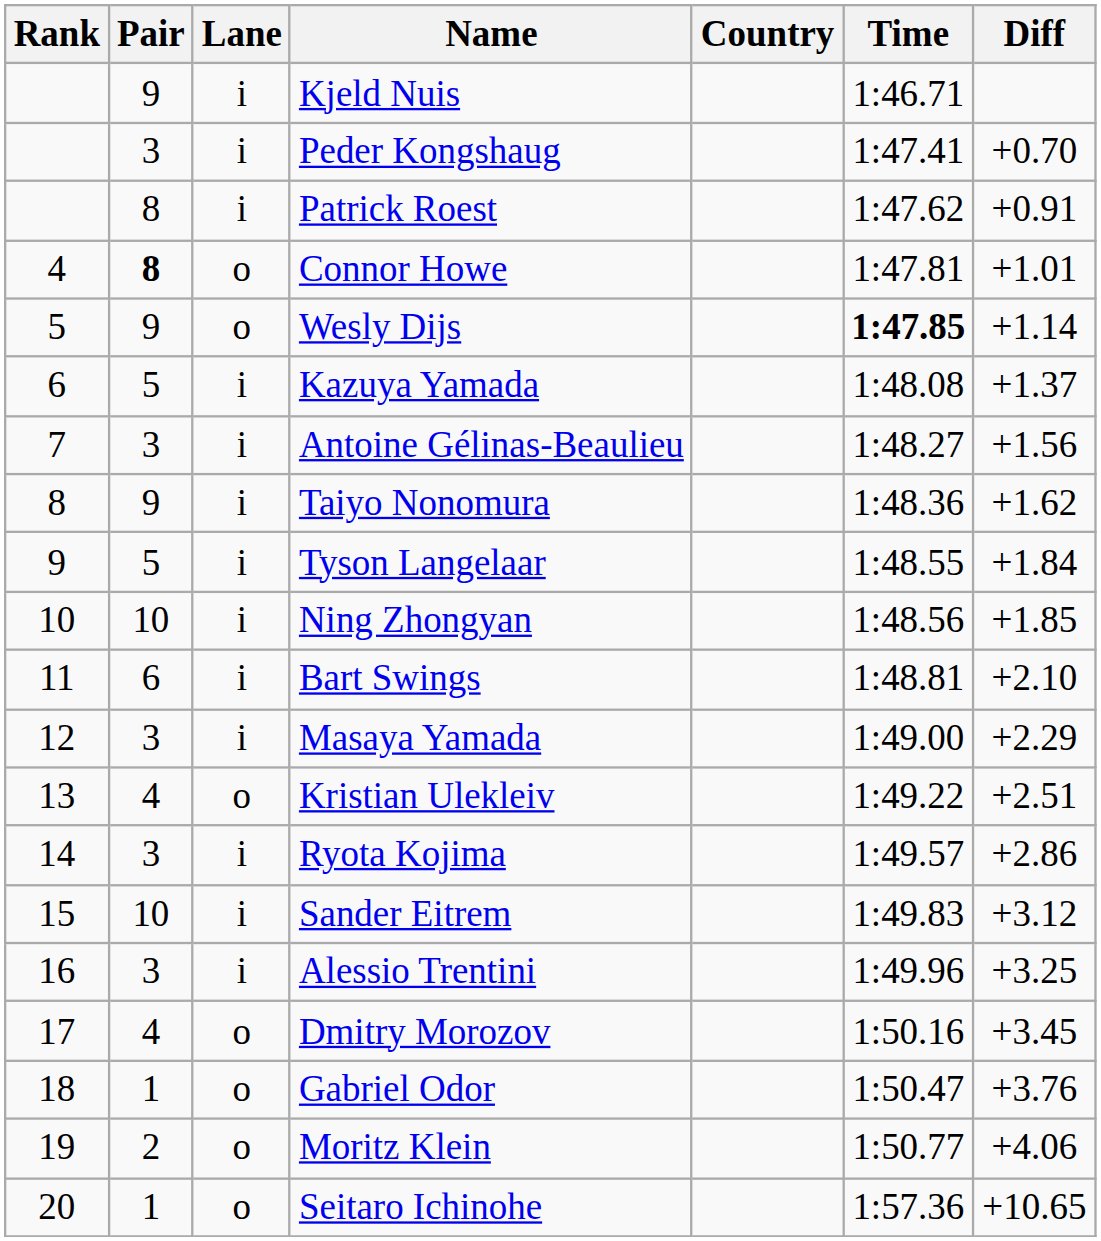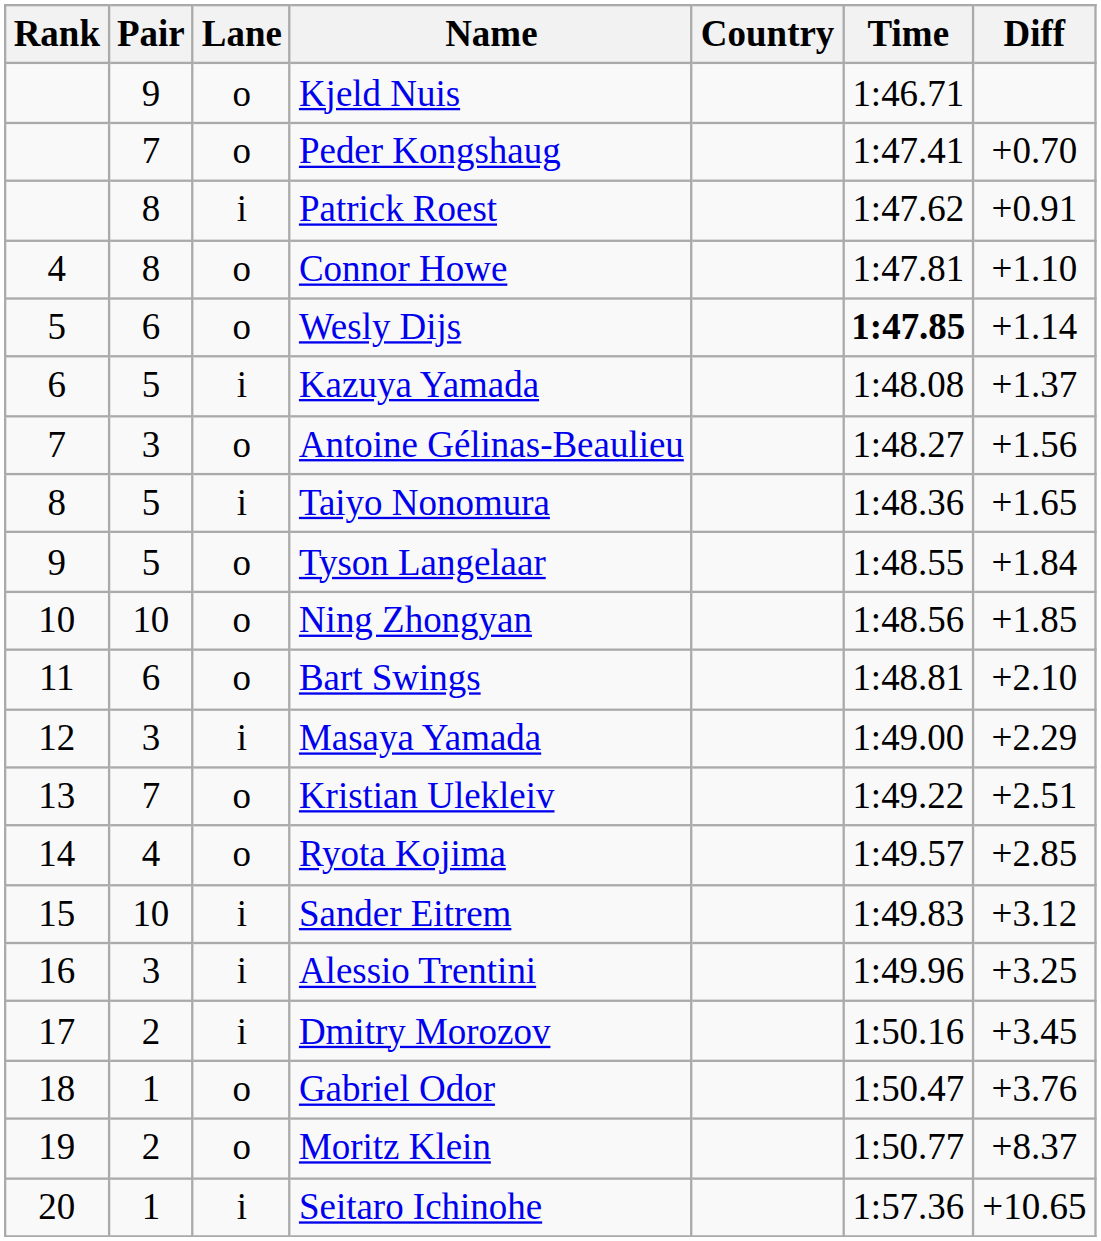(242, 92) i -> (242, 92) o
(151, 151) 3 -> (151, 151) 7
(242, 151) i -> (242, 151) o
(151, 268) bold -> (151, 268) normal
(1034, 268) +1.01 -> (1034, 268) +1.10
(151, 326) 9 -> (151, 326) 6
(242, 444) i -> (242, 444) o
(151, 502) 9 -> (151, 502) 5
(1034, 502) +1.62 -> (1034, 502) +1.65
(242, 561) i -> (242, 561) o
(242, 619) i -> (242, 619) o
(242, 678) i -> (242, 678) o
(151, 795) 4 -> (151, 795) 7
(151, 854) 3 -> (151, 854) 4
(242, 854) i -> (242, 854) o
(1034, 854) +2.86 -> (1034, 854) +2.85
(151, 1030) 4 -> (151, 1030) 2
(242, 1030) o -> (242, 1030) i
(1034, 1147) +4.06 -> (1034, 1147) +8.37
(242, 1206) o -> (242, 1206) i
